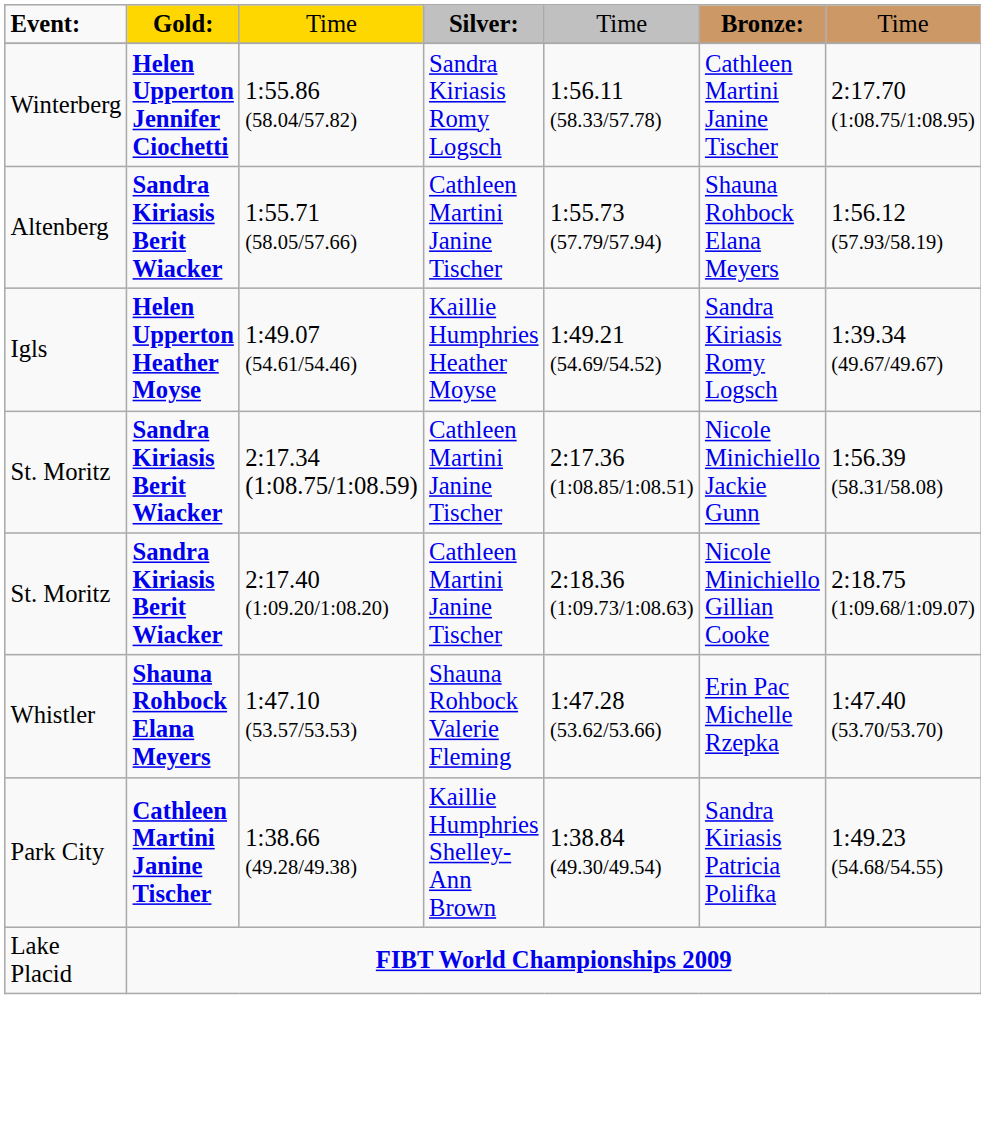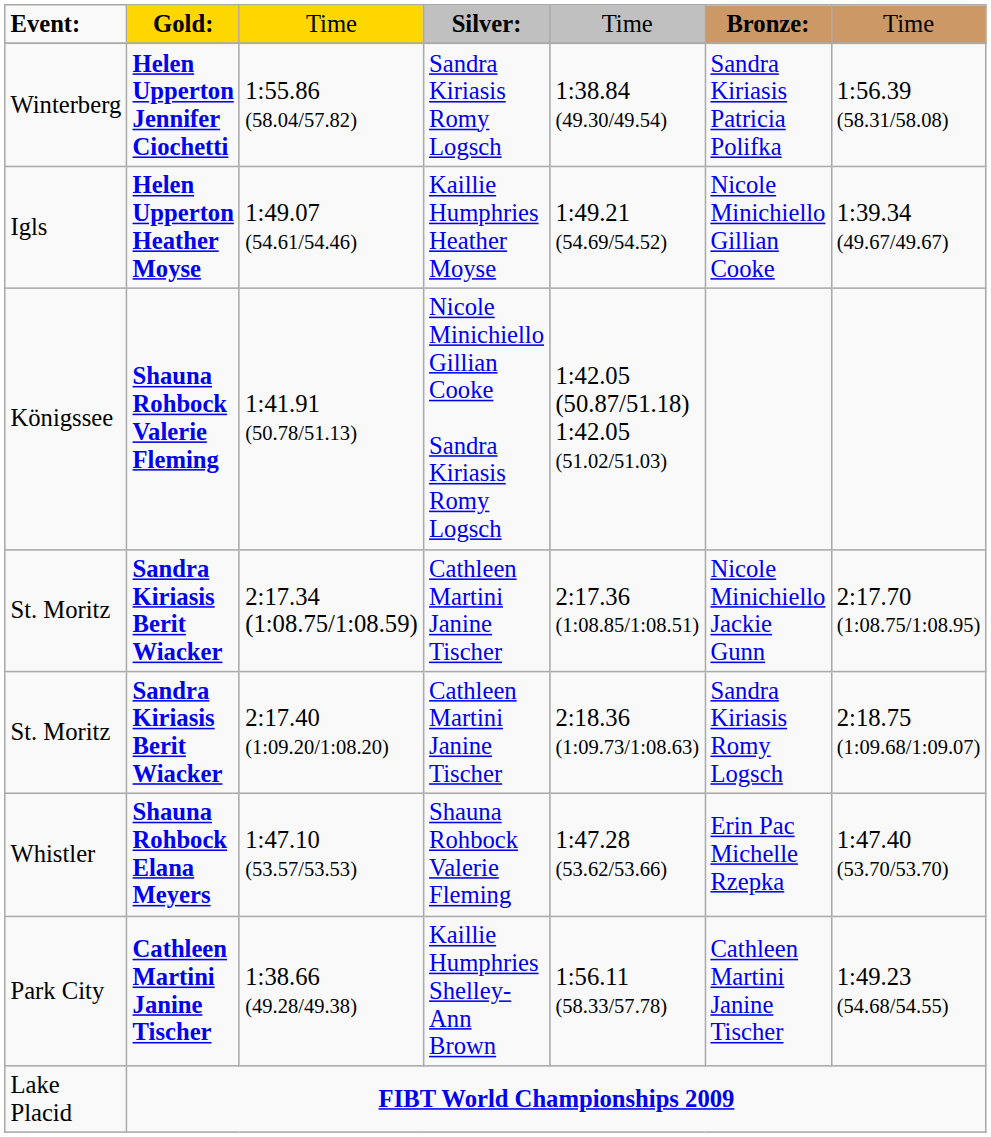(606, 104) 1:56.11 (58.33/57.78) -> (611, 104) 1:38.84 (49.30/49.54)
(749, 104) Cathleen Martini Janine Tischer -> (749, 104) Sandra Kiriasis Patricia Polifka
(903, 104) 2:17.70 (1:08.75/1:08.95) -> (893, 104) 1:56.39 (58.31/58.08)
- row: (301, 226)
(743, 349) Sandra Kiriasis Romy Logsch -> (768, 226) Nicole Minichiello Gillian Cooke
+ row: (301, 418)
(887, 471) 1:56.39 (58.31/58.08) -> (909, 610) 2:17.70 (1:08.75/1:08.95)
(762, 593) Nicole Minichiello Gillian Cooke -> (749, 732) Sandra Kiriasis Romy Logsch
(606, 851) 1:38.84 (49.30/49.54) -> (611, 990) 1:56.11 (58.33/57.78)
(743, 851) Sandra Kiriasis Patricia Polifka -> (754, 990) Cathleen Martini Janine Tischer
